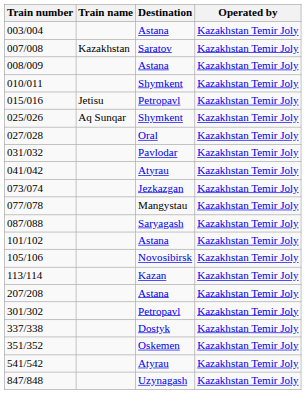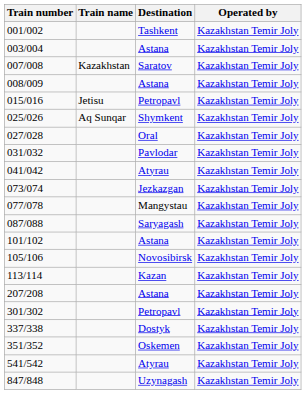+ row: (25, 30)
- row: (25, 83)
